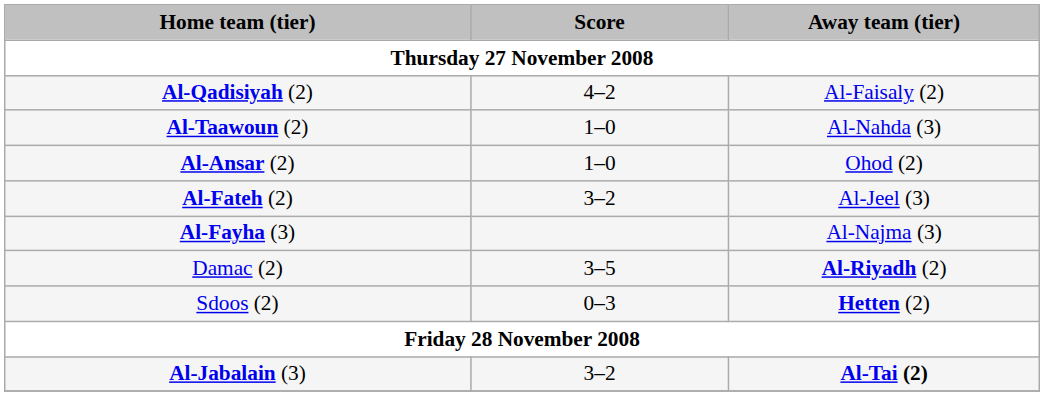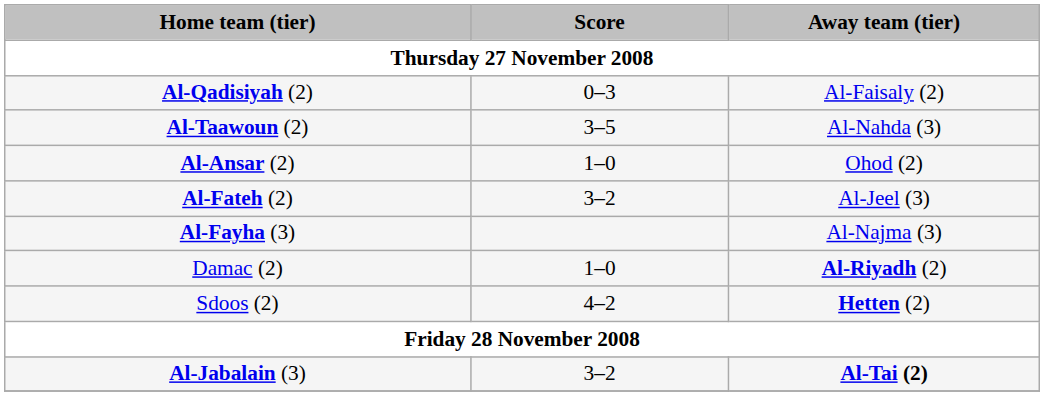(600, 92) 4–2 -> (600, 92) 0–3
(600, 127) 1–0 -> (600, 127) 3–5
(600, 268) 3–5 -> (600, 268) 1–0
(600, 303) 0–3 -> (600, 303) 4–2
